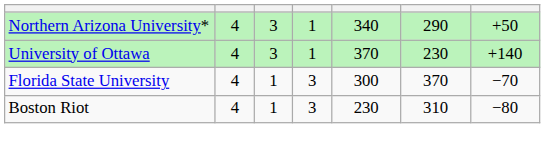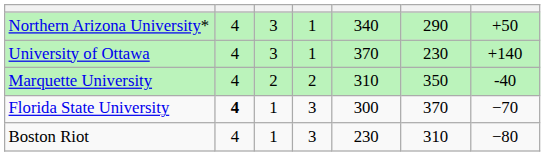+ row: (80, 81)
(235, 81) normal -> (235, 108) bold
